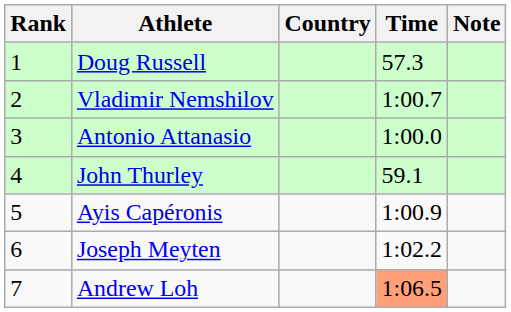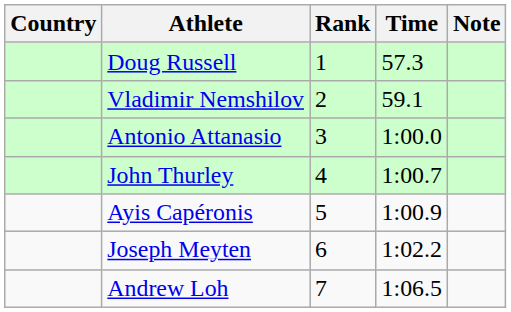columns swapped: (38, 23) <-> (328, 23)
(412, 99) 1:00.7 -> (402, 99) 59.1
(402, 174) 59.1 -> (412, 174) 1:00.7
(412, 288) lightsalmon background -> (412, 288) no background
